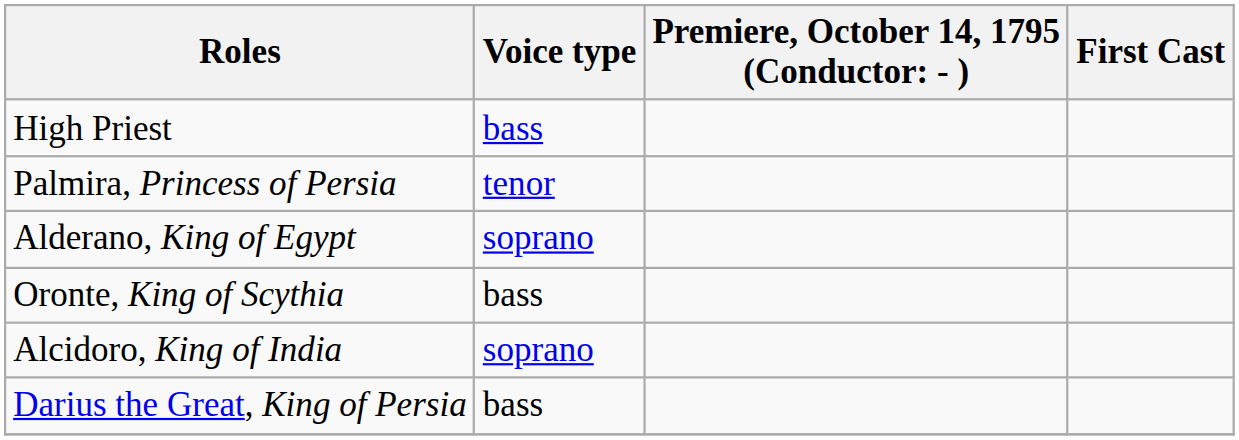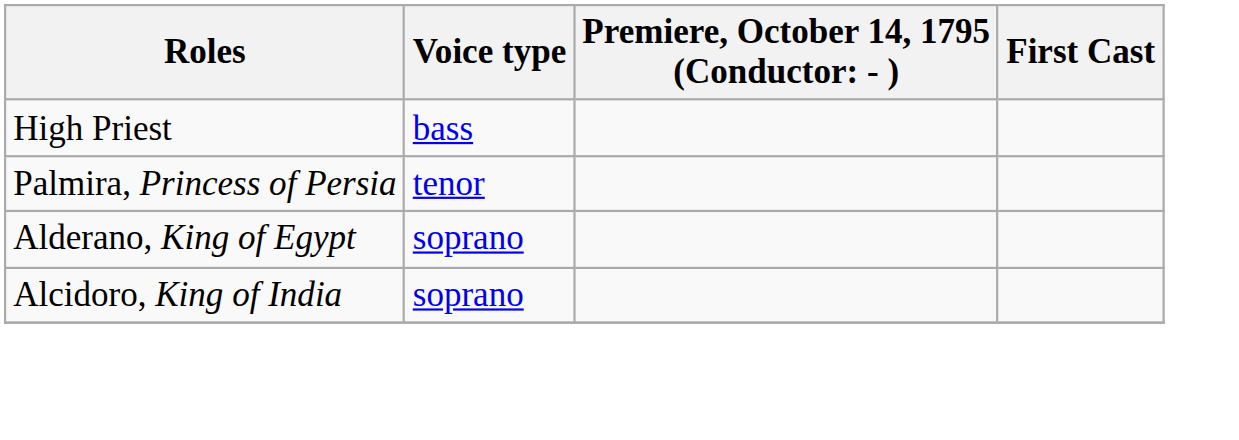- row: (179, 293)
- row: (240, 405)
